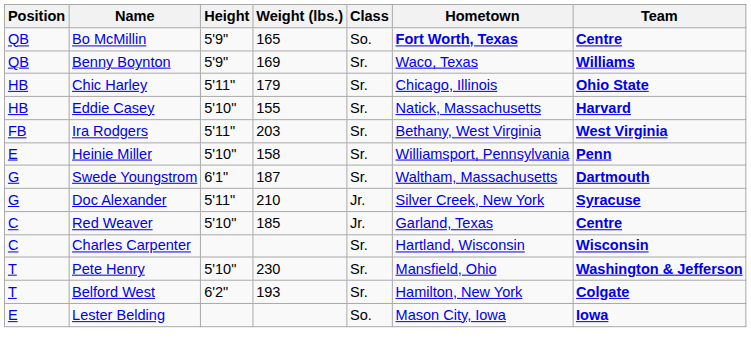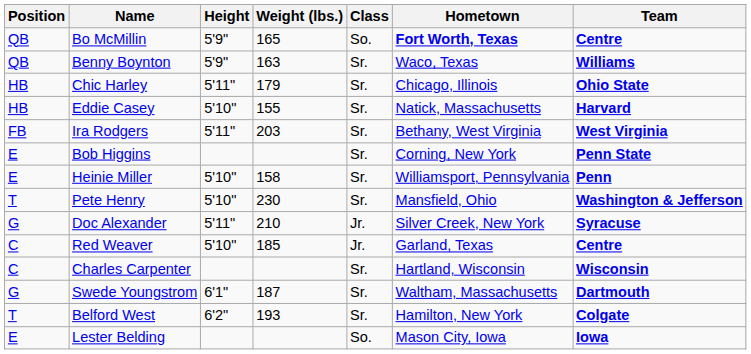(268, 62) 169 -> (268, 62) 163
+ row: (111, 154)
rows swapped: (108, 269) <-> (135, 177)
